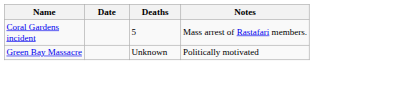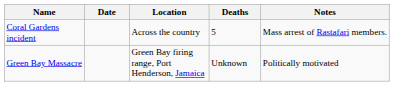+ column: (169, 12)
